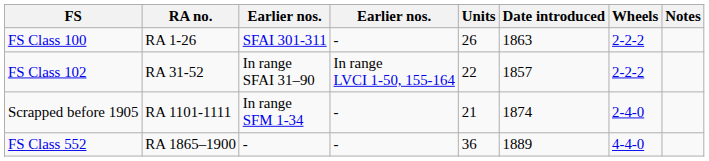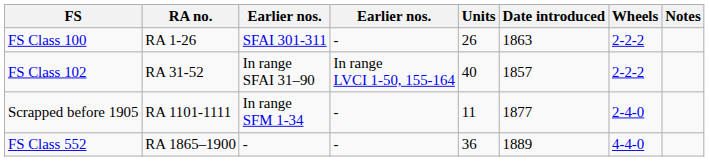(469, 71) 22 -> (469, 71) 40
(469, 112) 21 -> (469, 112) 11
(517, 112) 1874 -> (517, 112) 1877
